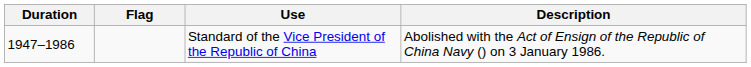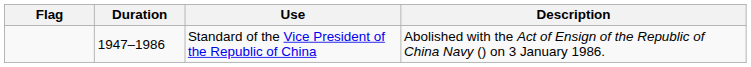columns swapped: (140, 15) <-> (50, 15)
